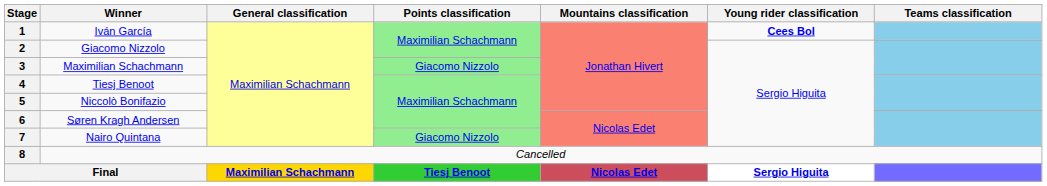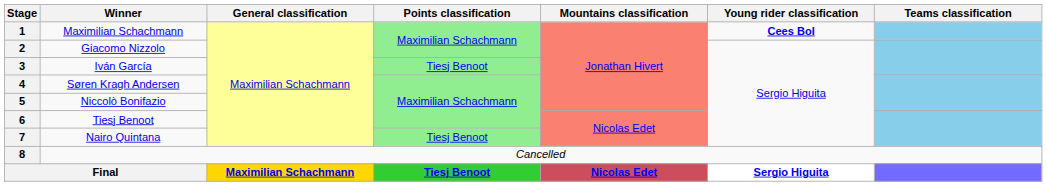(123, 31) Iván García -> (123, 31) Maximilian Schachmann
(123, 67) Maximilian Schachmann -> (123, 67) Iván García
(457, 67) Giacomo Nizzolo -> (457, 67) Tiesj Benoot
(123, 84) Tiesj Benoot -> (123, 84) Søren Kragh Andersen
(123, 120) Søren Kragh Andersen -> (123, 120) Tiesj Benoot
(457, 137) Giacomo Nizzolo -> (457, 137) Tiesj Benoot
